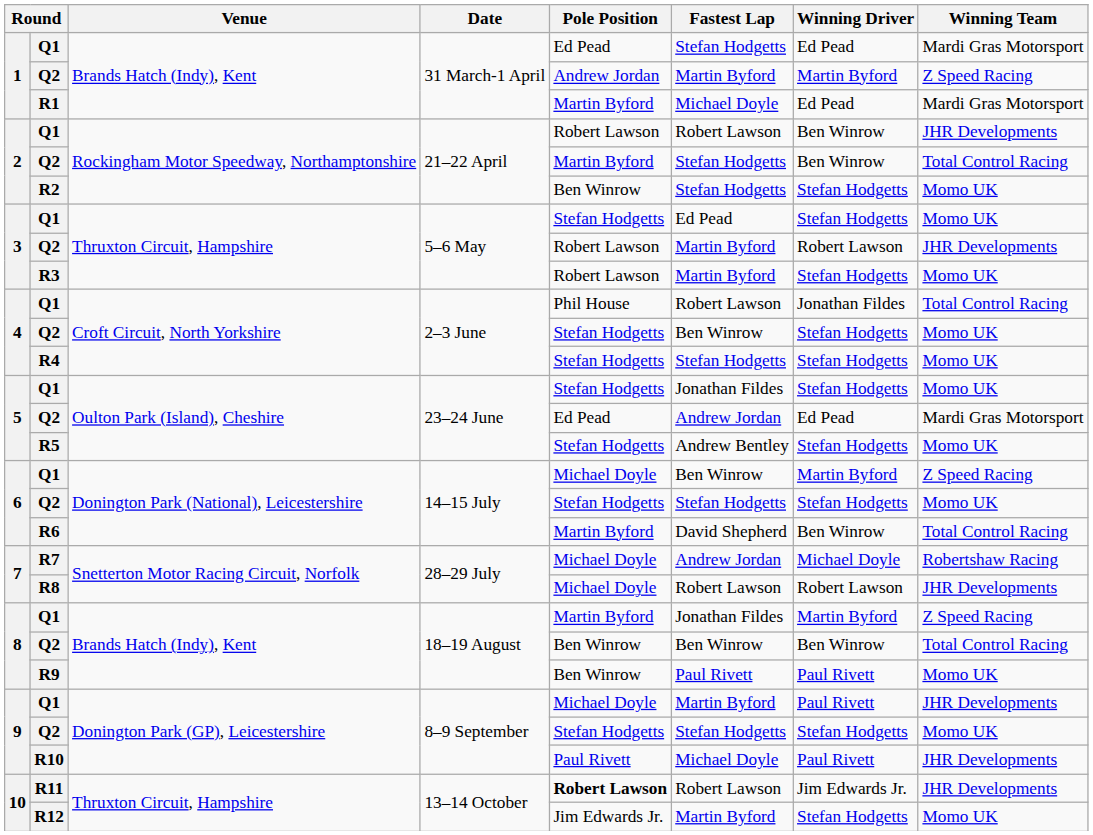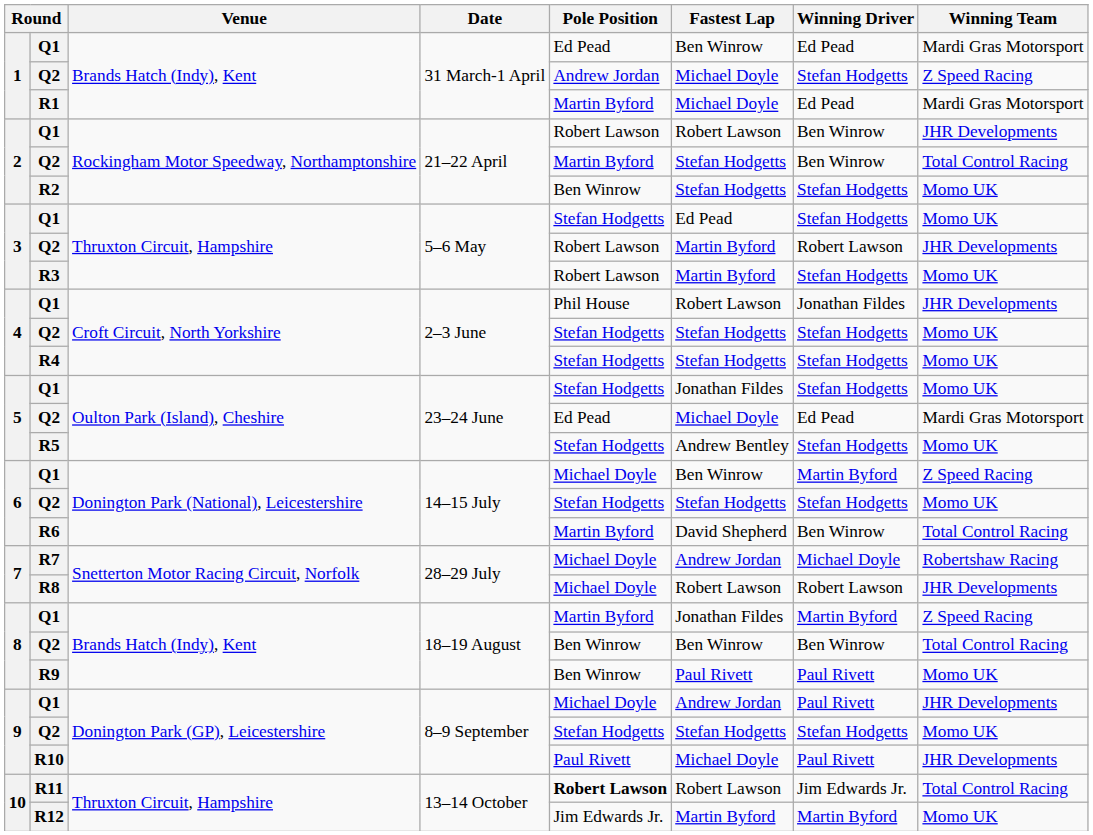(731, 46) Stefan Hodgetts -> (719, 46) Ben Winrow
(725, 75) Martin Byford -> (727, 75) Michael Doyle
(847, 75) Martin Byford -> (852, 75) Stefan Hodgetts
(995, 303) Total Control Racing -> (990, 303) JHR Developments
(719, 331) Ben Winrow -> (731, 331) Stefan Hodgetts
(728, 417) Andrew Jordan -> (727, 417) Michael Doyle
(725, 702) Martin Byford -> (728, 702) Andrew Jordan
(990, 787) JHR Developments -> (995, 787) Total Control Racing
(852, 816) Stefan Hodgetts -> (847, 816) Martin Byford
